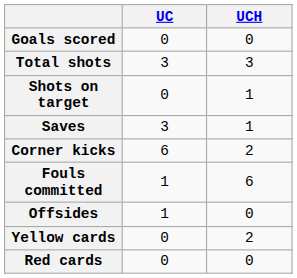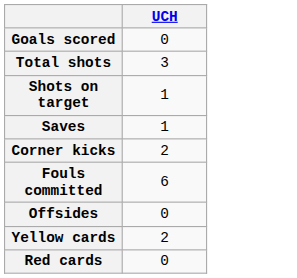- column: (165, 16)
